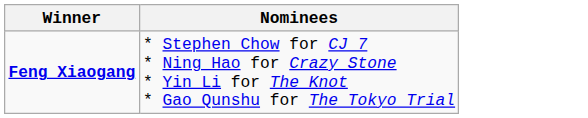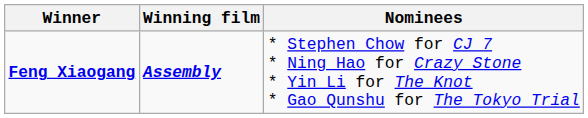+ column: (202, 18)
